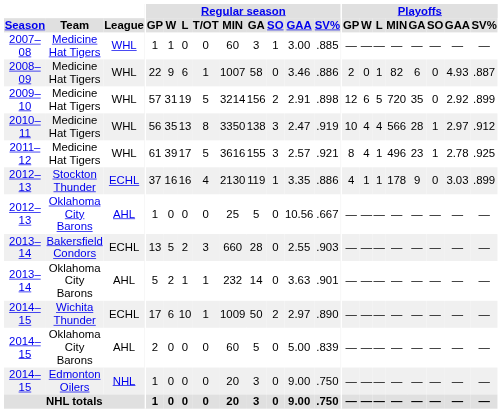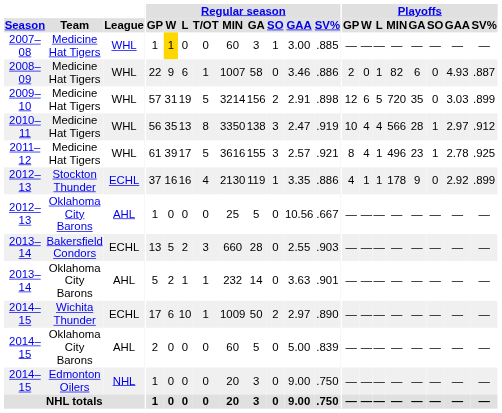(171, 46) no background -> (171, 46) gold background
(457, 99) 2.92 -> (457, 99) 3.03
(457, 180) 3.03 -> (457, 180) 2.92
